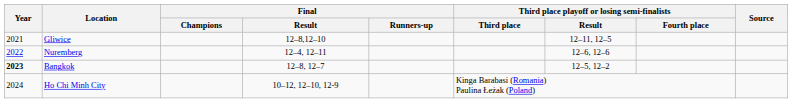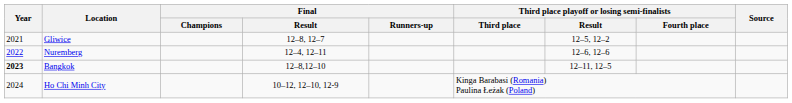(306, 38) 12–8,12–10 -> (306, 38) 12–8, 12–7
(591, 38) 12–11, 12–5 -> (591, 38) 12–5, 12–2
(306, 66) 12–8, 12–7 -> (306, 66) 12–8,12–10
(591, 66) 12–5, 12–2 -> (591, 66) 12–11, 12–5
